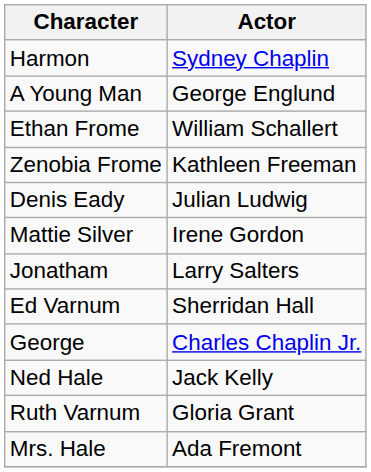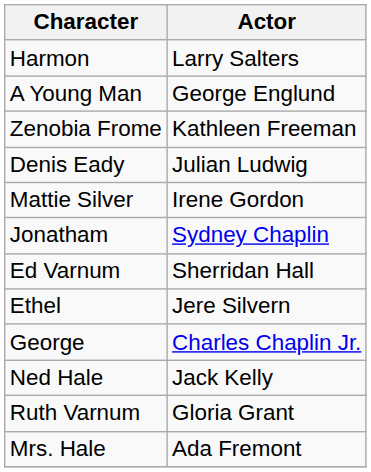(251, 57) Sydney Chaplin -> (236, 57) Larry Salters
- row: (75, 128)
(236, 270) Larry Salters -> (251, 235) Sydney Chaplin
+ row: (35, 306)
